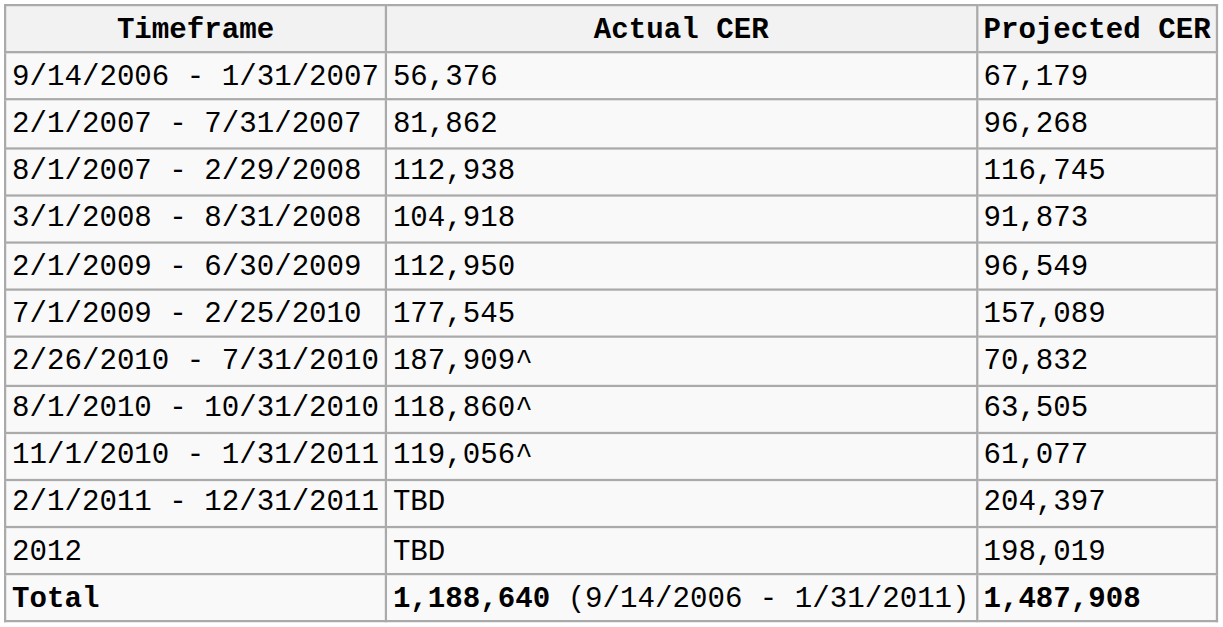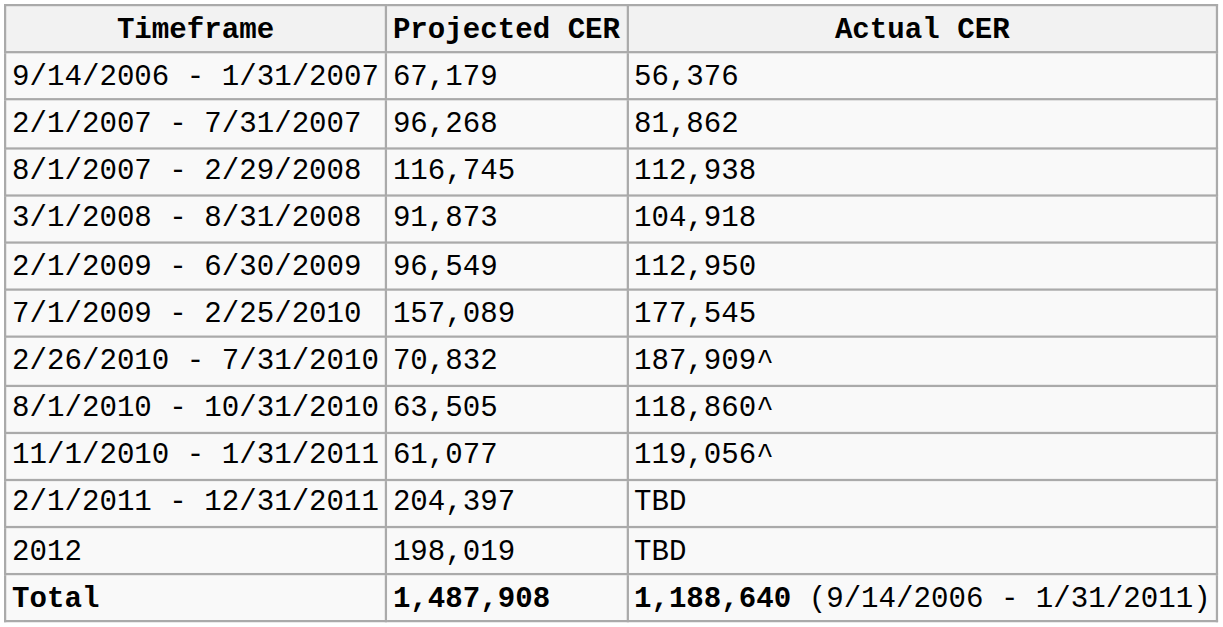columns swapped: (1097, 29) <-> (681, 29)
